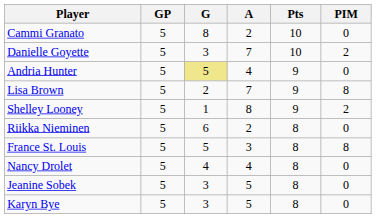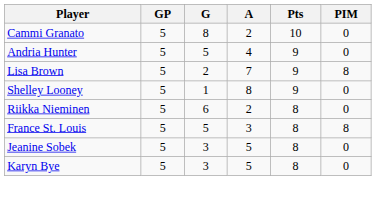- row: (48, 52)
(206, 71) khaki background -> (206, 52) no background
(346, 109) 2 -> (346, 90) 0
- row: (40, 166)
